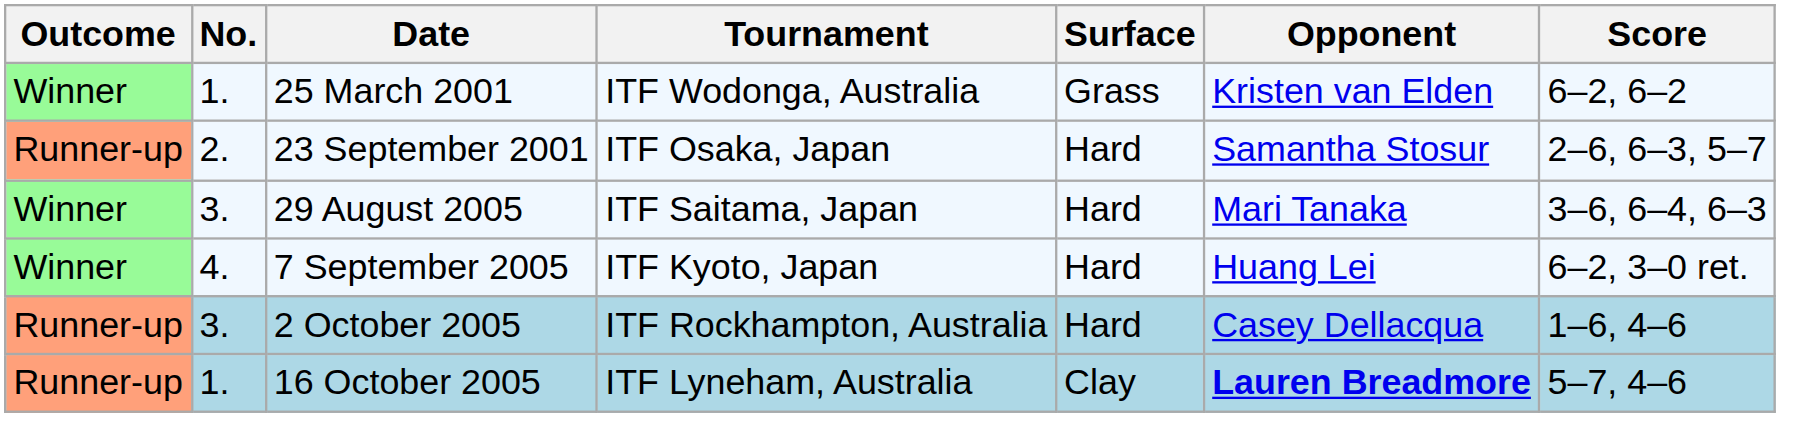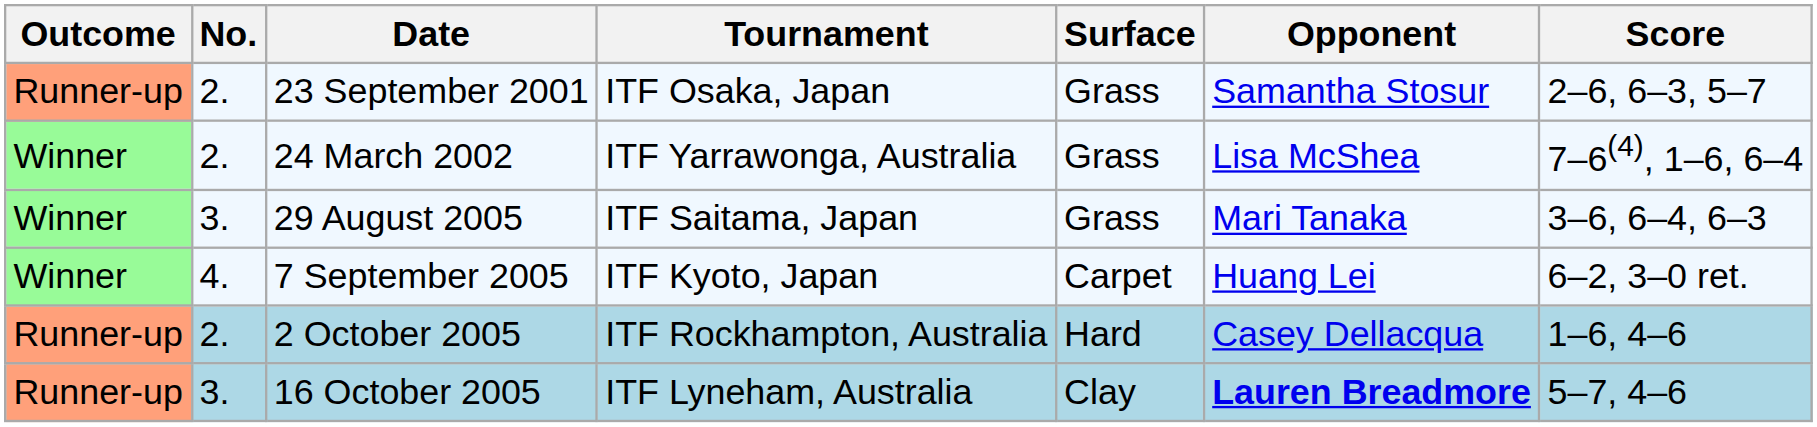- row: (393, 91)
(1103, 149) Hard -> (1112, 91) Grass
+ row: (393, 154)
(1103, 207) Hard -> (1112, 217) Grass
(1103, 265) Hard -> (1118, 275) Carpet
(214, 324) 3. -> (214, 333) 2.
(214, 382) 1. -> (214, 391) 3.
